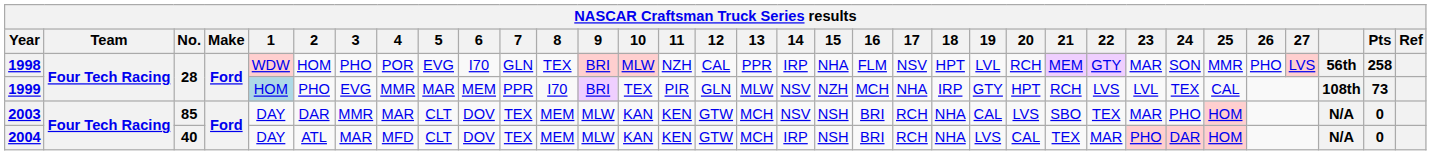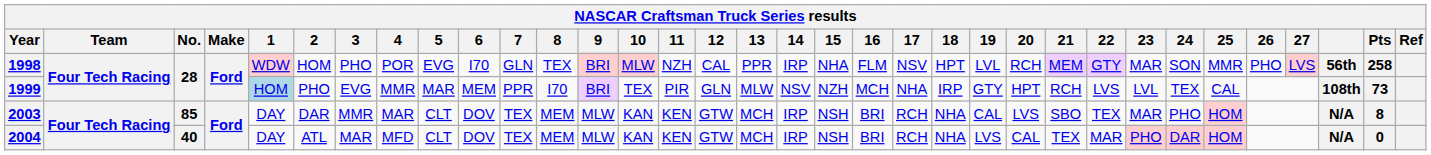(796, 113) NSV -> (796, 113) IRP
(1380, 113) 0 -> (1380, 113) 8
